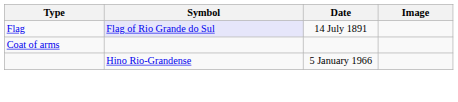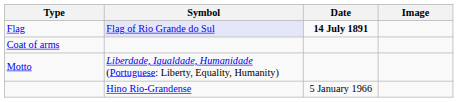(341, 28) normal -> (341, 28) bold
+ row: (19, 67)
